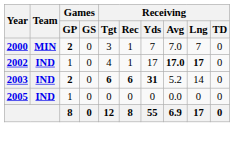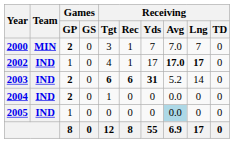+ row: (17, 96)
(175, 96) no background -> (175, 113) lightblue background
